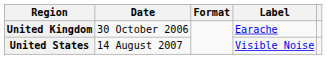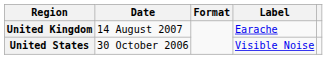(143, 29) 30 October 2006 -> (140, 29) 14 August 2007
(140, 46) 14 August 2007 -> (143, 46) 30 October 2006
